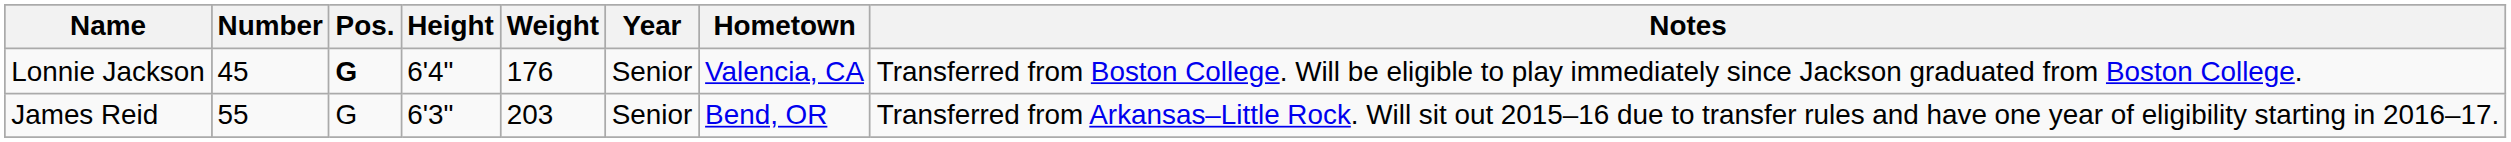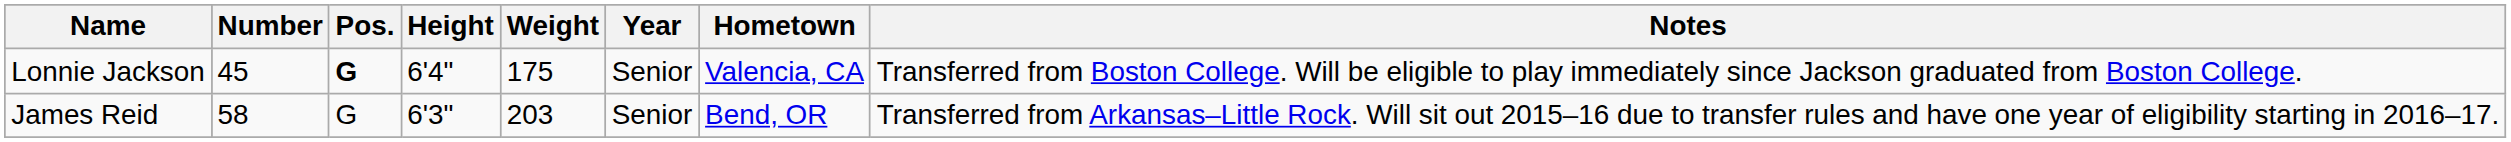(530, 70) 176 -> (530, 70) 175
(233, 114) 55 -> (233, 114) 58
